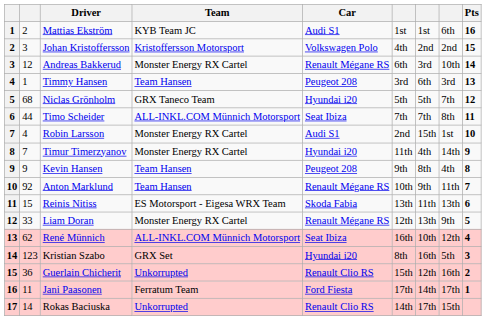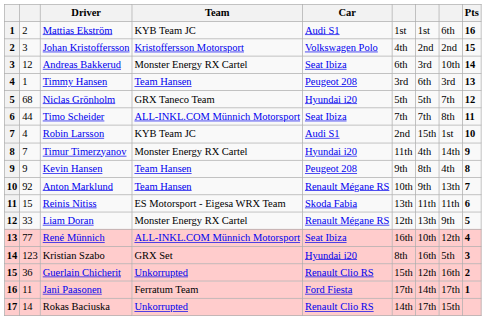(347, 65) Renault Mégane RS -> (326, 65) Seat Ibiza
(191, 134) Monster Energy RX Cartel -> (165, 134) KYB Team JC
(450, 186) 11th -> (451, 186) 13th
(451, 203) 13th -> (450, 203) 11th
(27, 238) 62 -> (27, 238) 77
